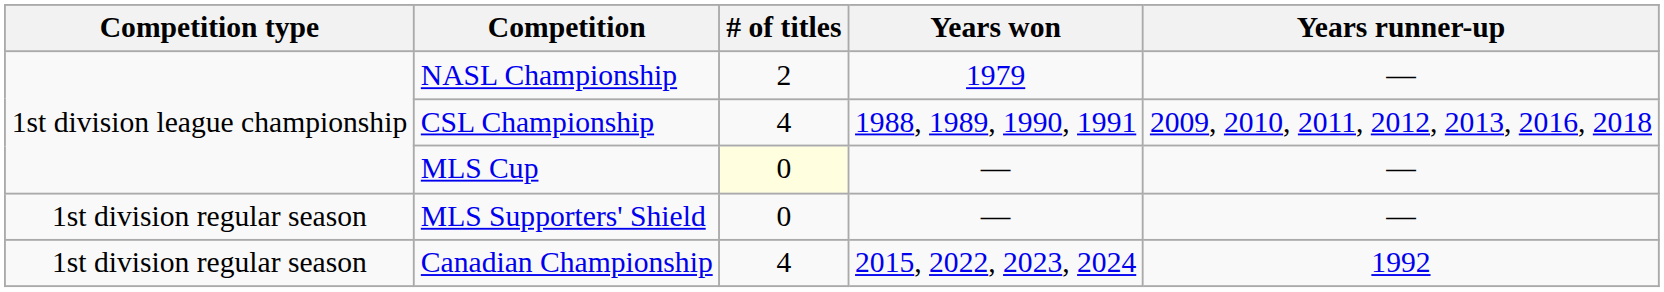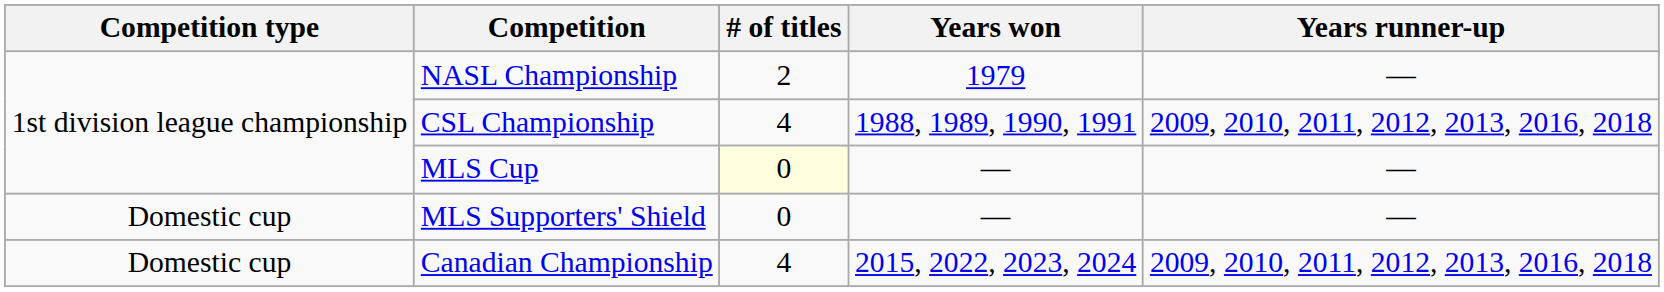(209, 215) 1st division regular season -> (209, 215) Domestic cup
(209, 262) 1st division regular season -> (209, 262) Domestic cup
(1401, 262) 1992 -> (1401, 262) 2009, 2010, 2011, 2012, 2013, 2016, 2018
